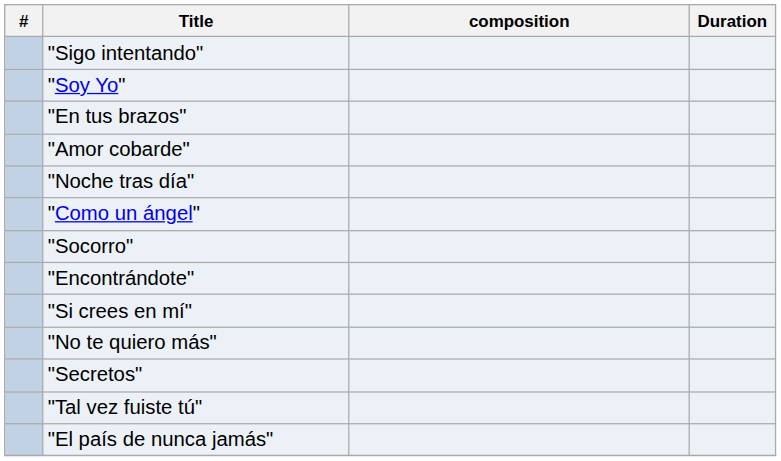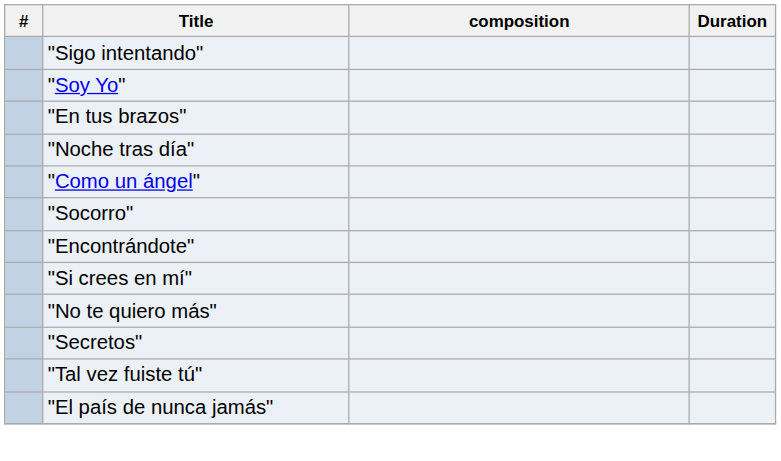- row: (119, 149)
